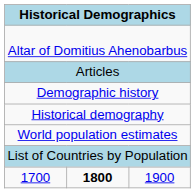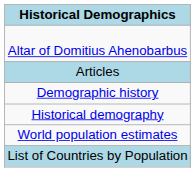- row: (35, 177)
